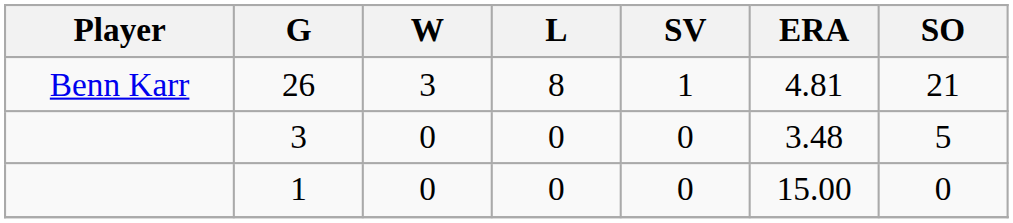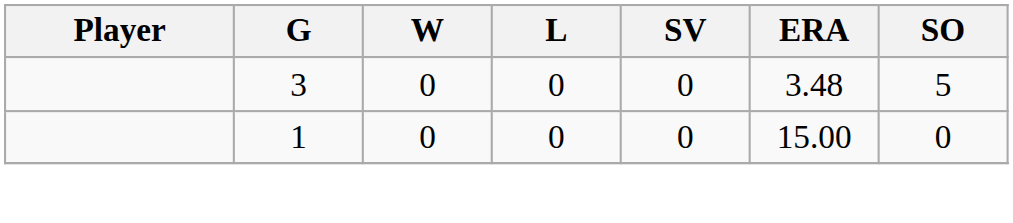- row: (299, 83)
